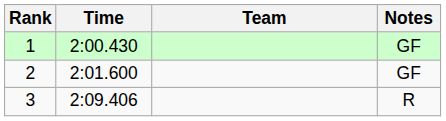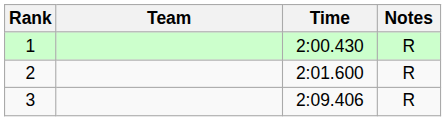columns swapped: (264, 18) <-> (104, 18)
(409, 45) GF -> (409, 45) R
(409, 73) GF -> (409, 73) R
